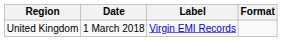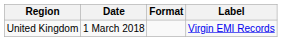columns swapped: (258, 12) <-> (193, 12)
